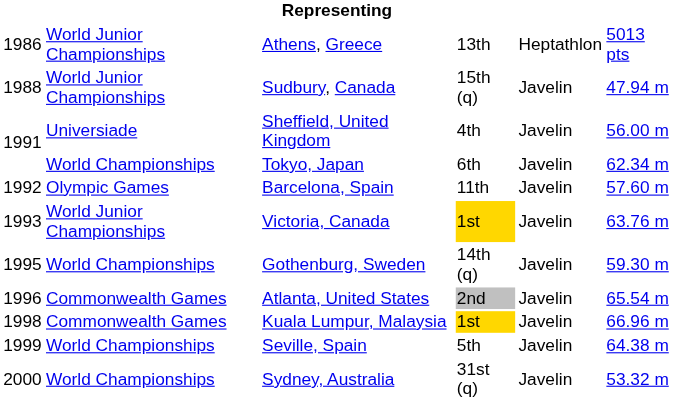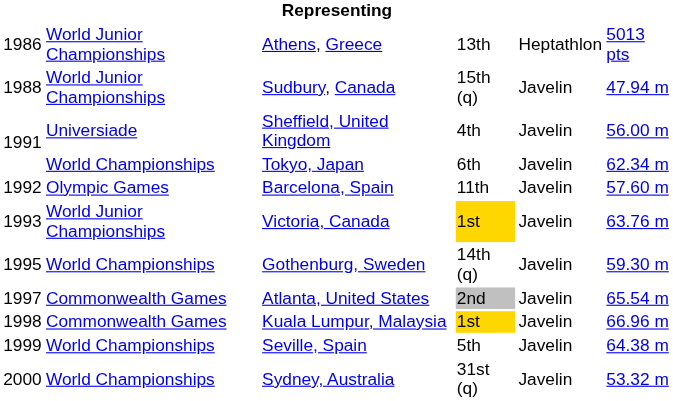(22, 298) 1996 -> (22, 298) 1997
